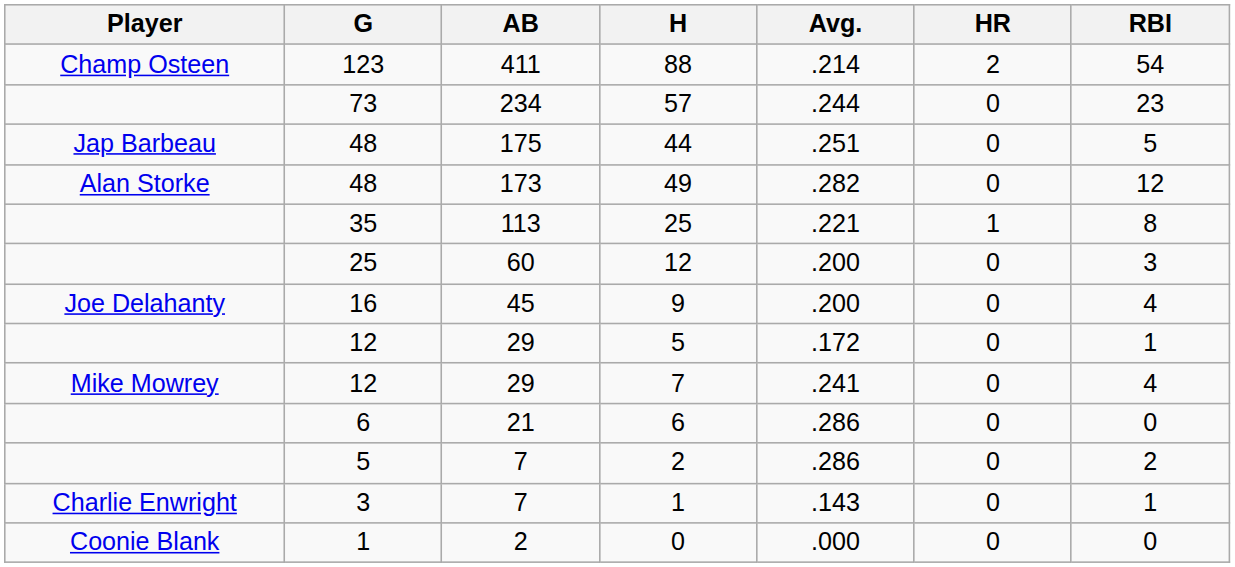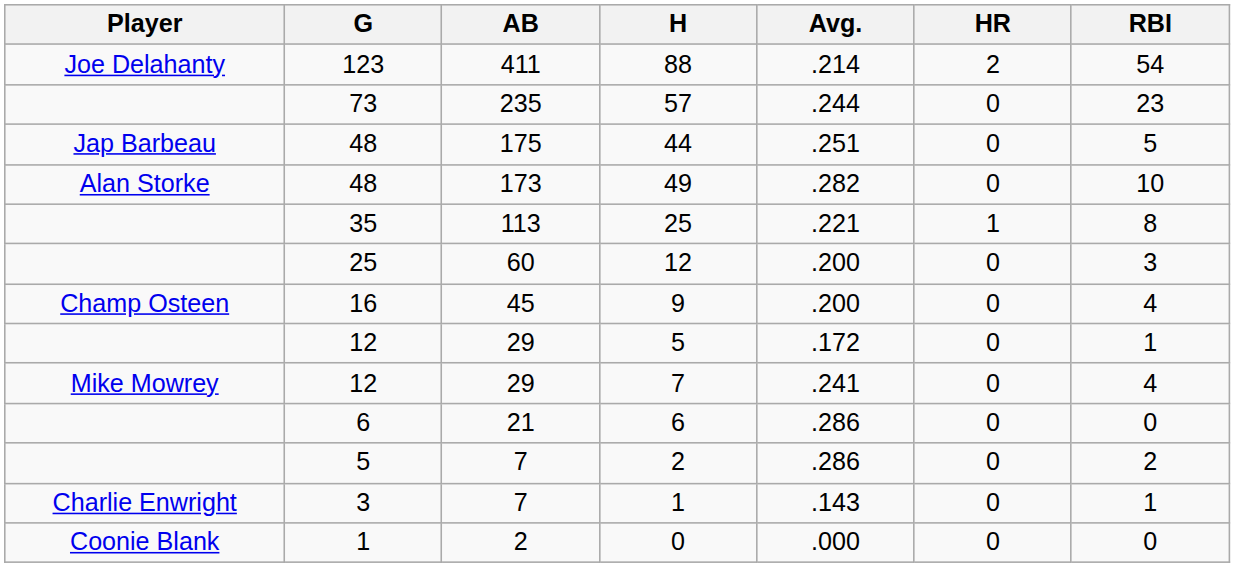(145, 64) Champ Osteen -> (145, 64) Joe Delahanty
(521, 104) 234 -> (521, 104) 235
(1150, 183) 12 -> (1150, 183) 10
(145, 303) Joe Delahanty -> (145, 303) Champ Osteen
